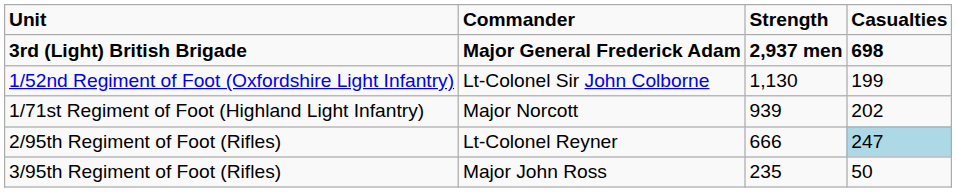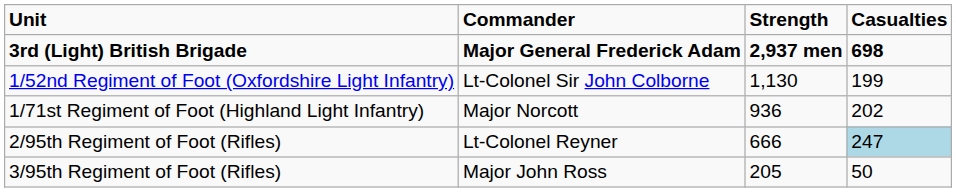(766, 111) 939 -> (766, 111) 936
(766, 171) 235 -> (766, 171) 205
